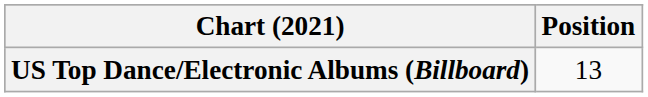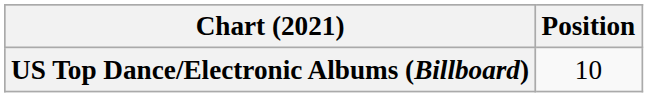(588, 69) 13 -> (588, 69) 10
